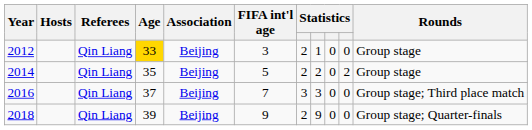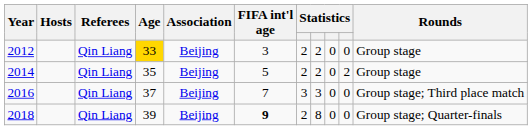(318, 51) 1 -> (318, 51) 2
(265, 114) normal -> (265, 114) bold
(318, 114) 9 -> (318, 114) 8
